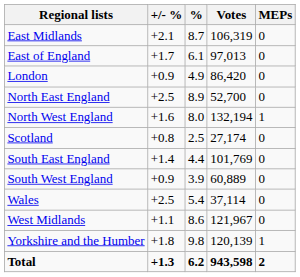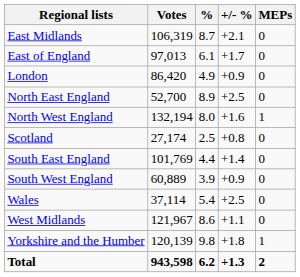columns swapped: (231, 14) <-> (166, 14)
